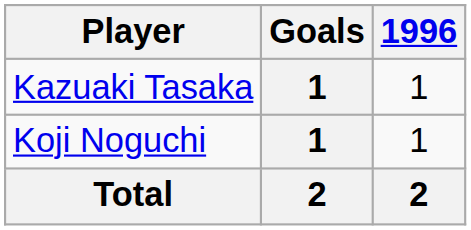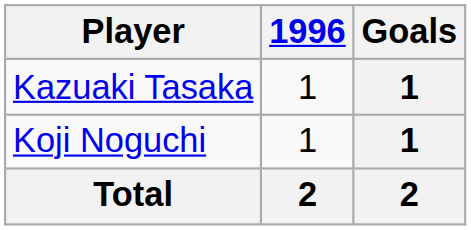columns swapped: (317, 31) <-> (419, 31)
